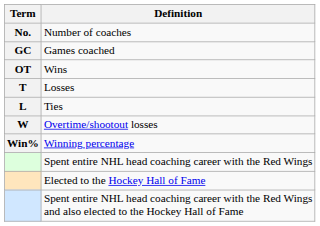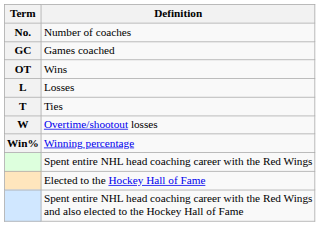(23, 88) T -> (23, 88) L
(23, 106) L -> (23, 106) T
